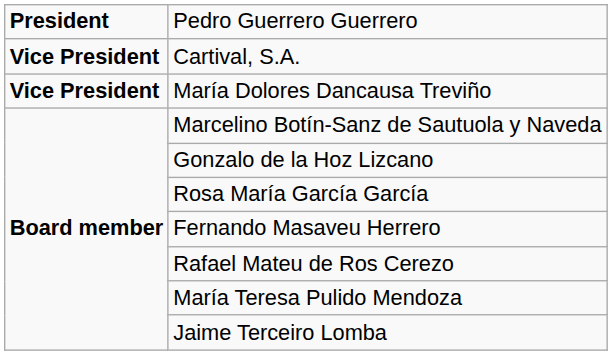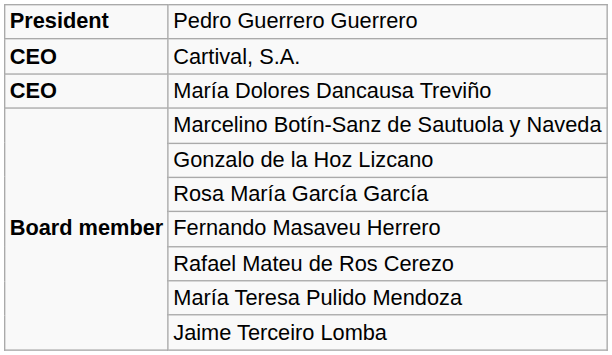(84, 56) Vice President -> (33, 56) CEO
(84, 90) Vice President -> (33, 90) CEO
